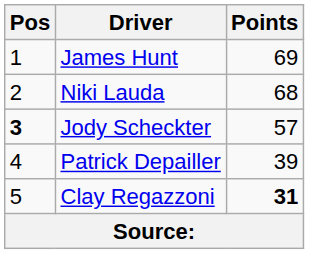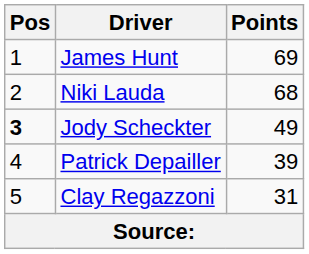(286, 127) 57 -> (286, 127) 49
(286, 197) bold -> (286, 197) normal
